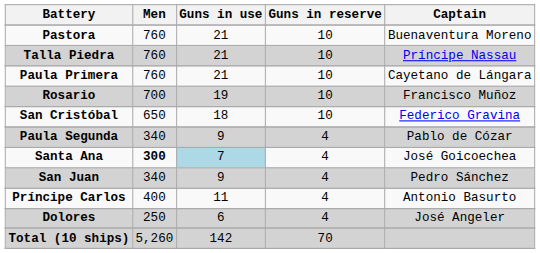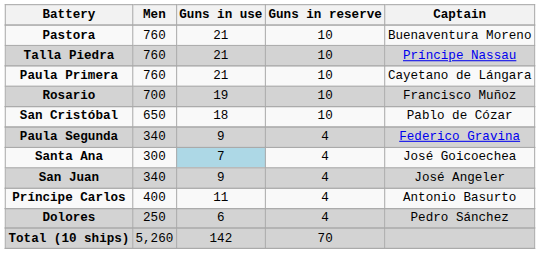(460, 117) Federico Gravina -> (460, 117) Pablo de Cózar
(460, 137) Pablo de Cózar -> (460, 137) Federico Gravina
(154, 157) bold -> (154, 157) normal
(460, 178) Pedro Sánchez -> (460, 178) José Angeler
(460, 218) José Angeler -> (460, 218) Pedro Sánchez
